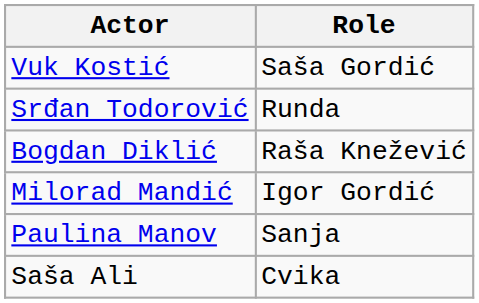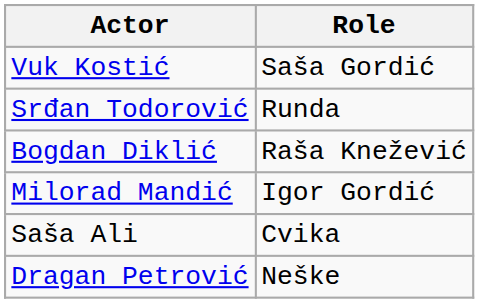- row: (114, 235)
+ row: (130, 277)
